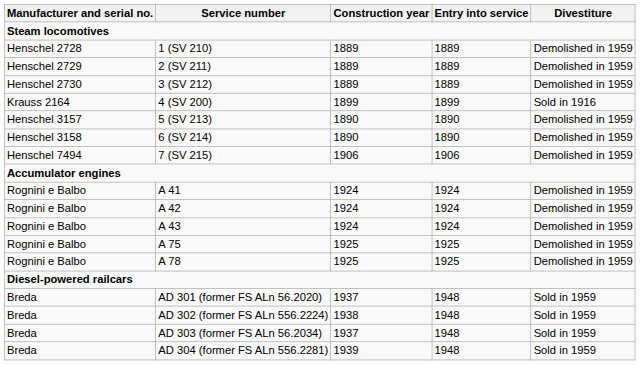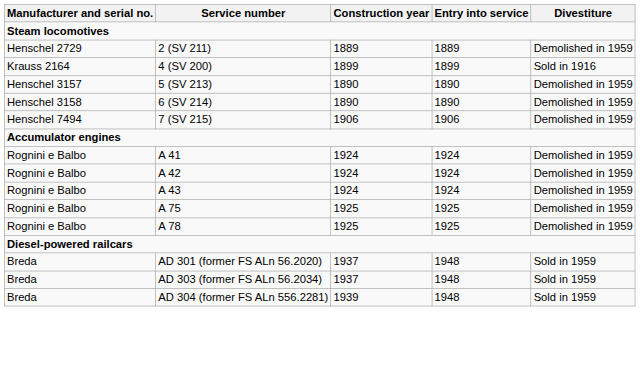- row: (185, 48)
- row: (185, 84)
- row: (243, 315)
